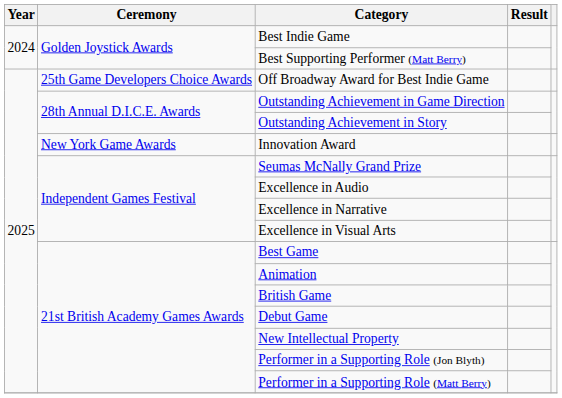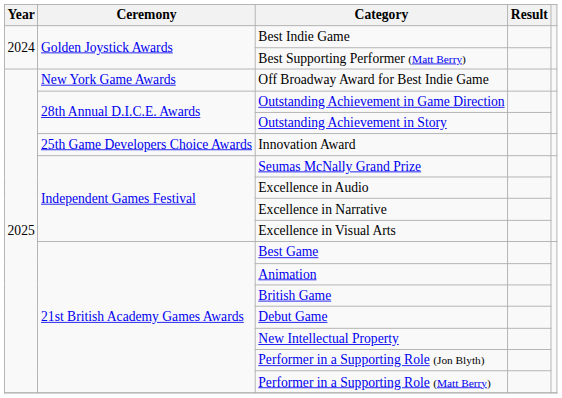(147, 79) 25th Game Developers Choice Awards -> (108, 79) New York Game Awards
(108, 144) New York Game Awards -> (147, 144) 25th Game Developers Choice Awards
